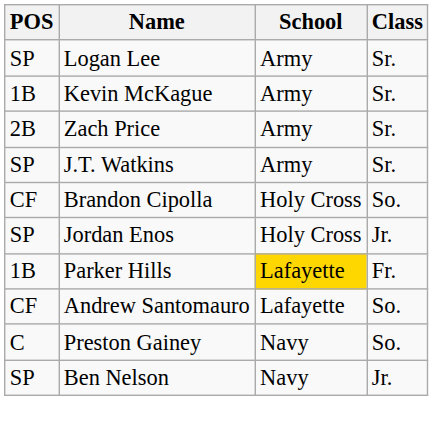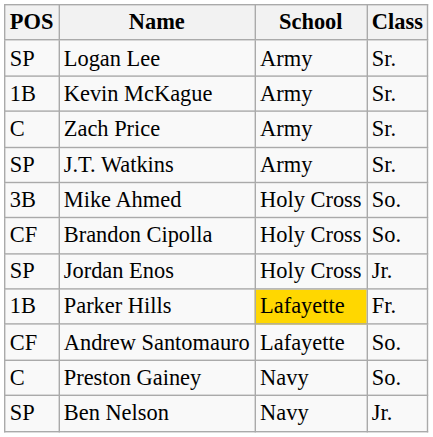(23, 128) 2B -> (17, 128) C
+ row: (123, 199)
